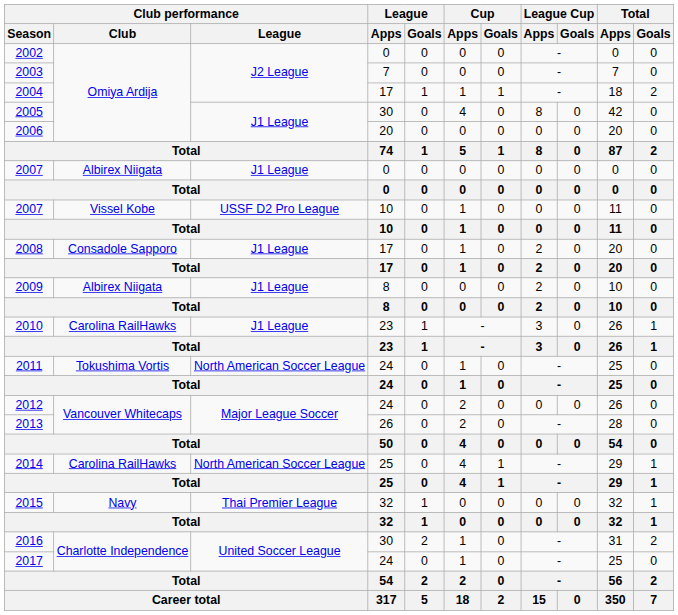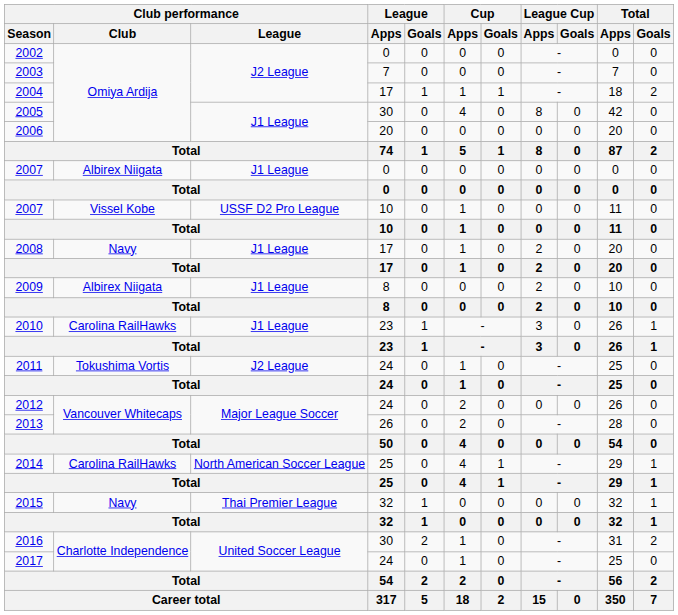(122, 248) Consadole Sapporo -> (122, 248) Navy
(280, 365) North American Soccer League -> (280, 365) J2 League
